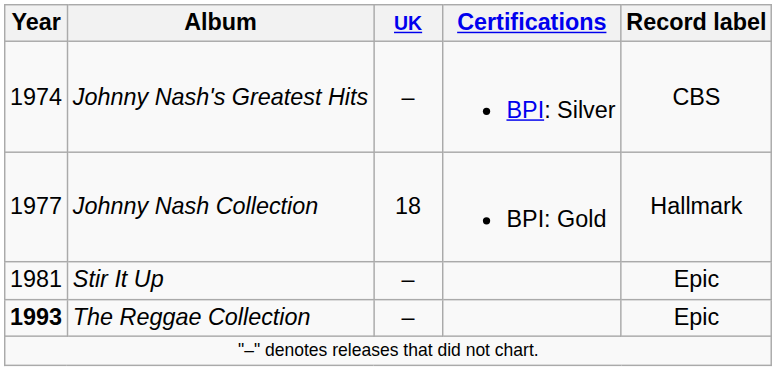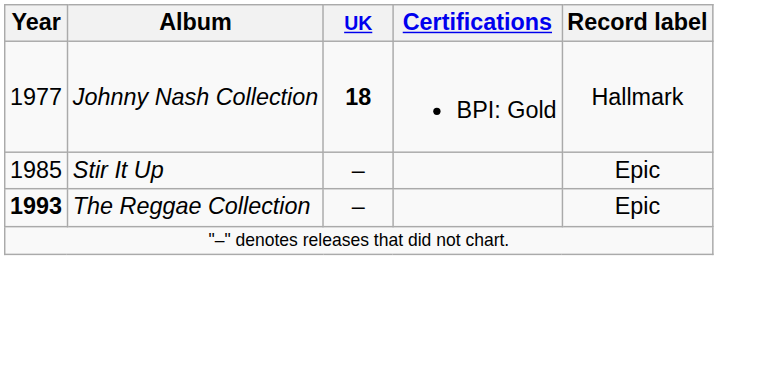- row: (220, 96)
(408, 206) normal -> (358, 96) bold
(36, 280) 1981 -> (36, 170) 1985
